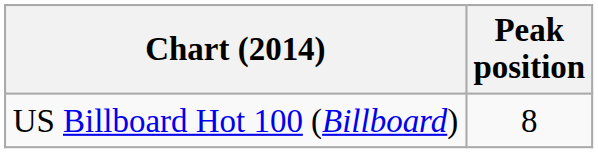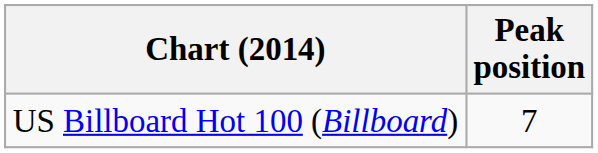(529, 119) 8 -> (529, 119) 7
